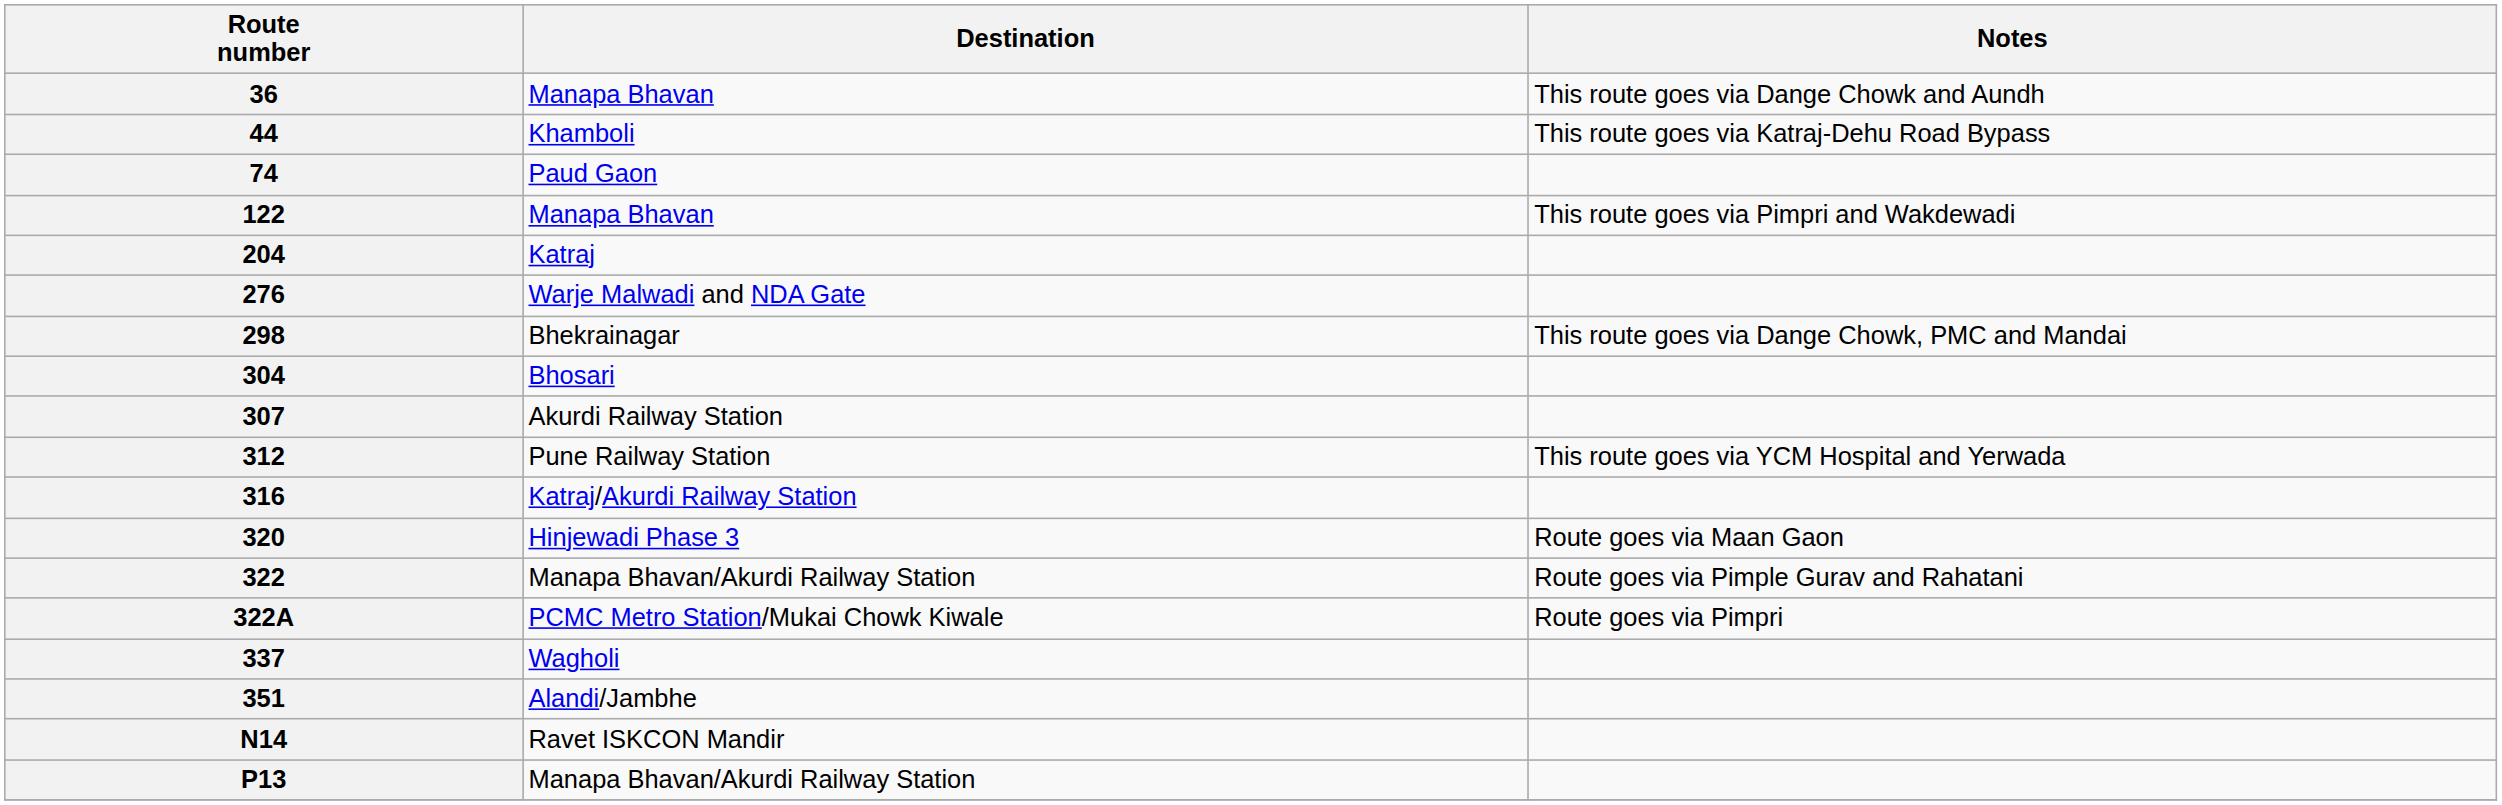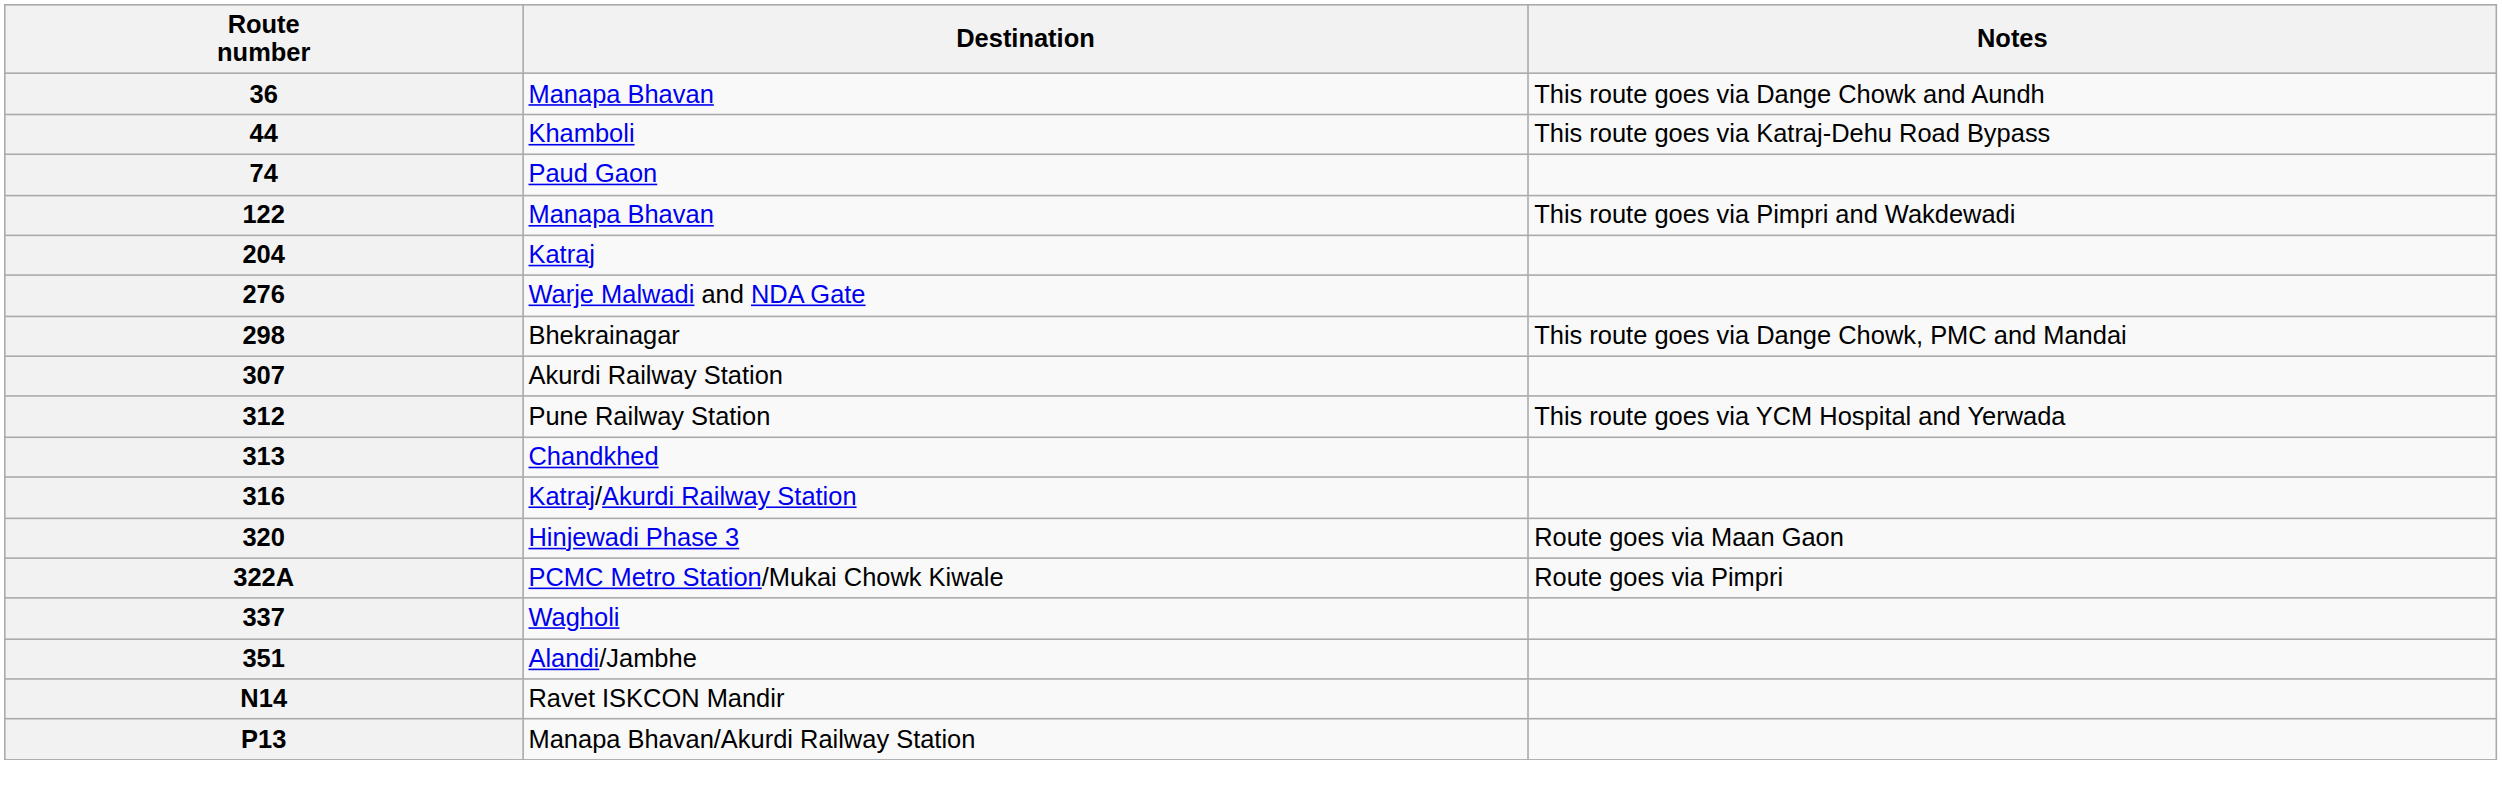- row: (264, 376)
+ row: (264, 456)
- row: (264, 577)
